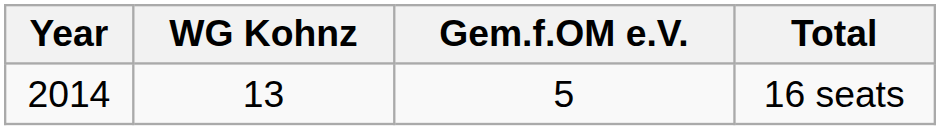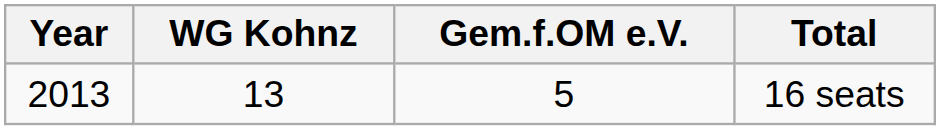(69, 93) 2014 -> (69, 93) 2013
